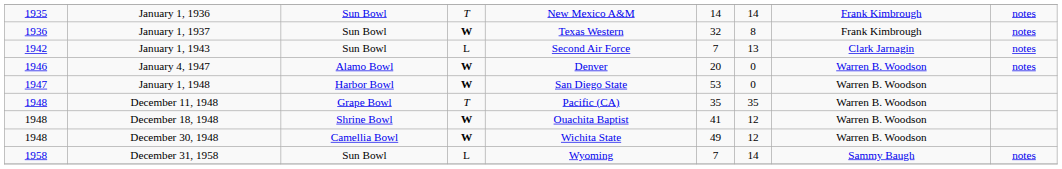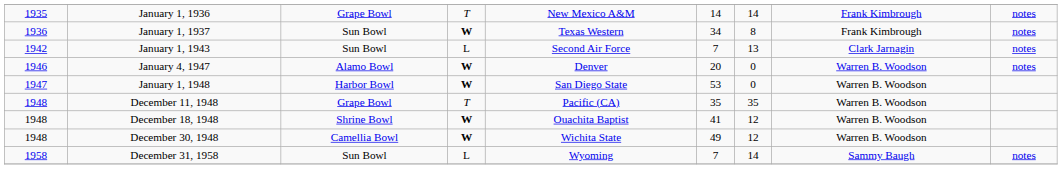(364, 13) Sun Bowl -> (364, 13) Grape Bowl
(716, 31) 32 -> (716, 31) 34
